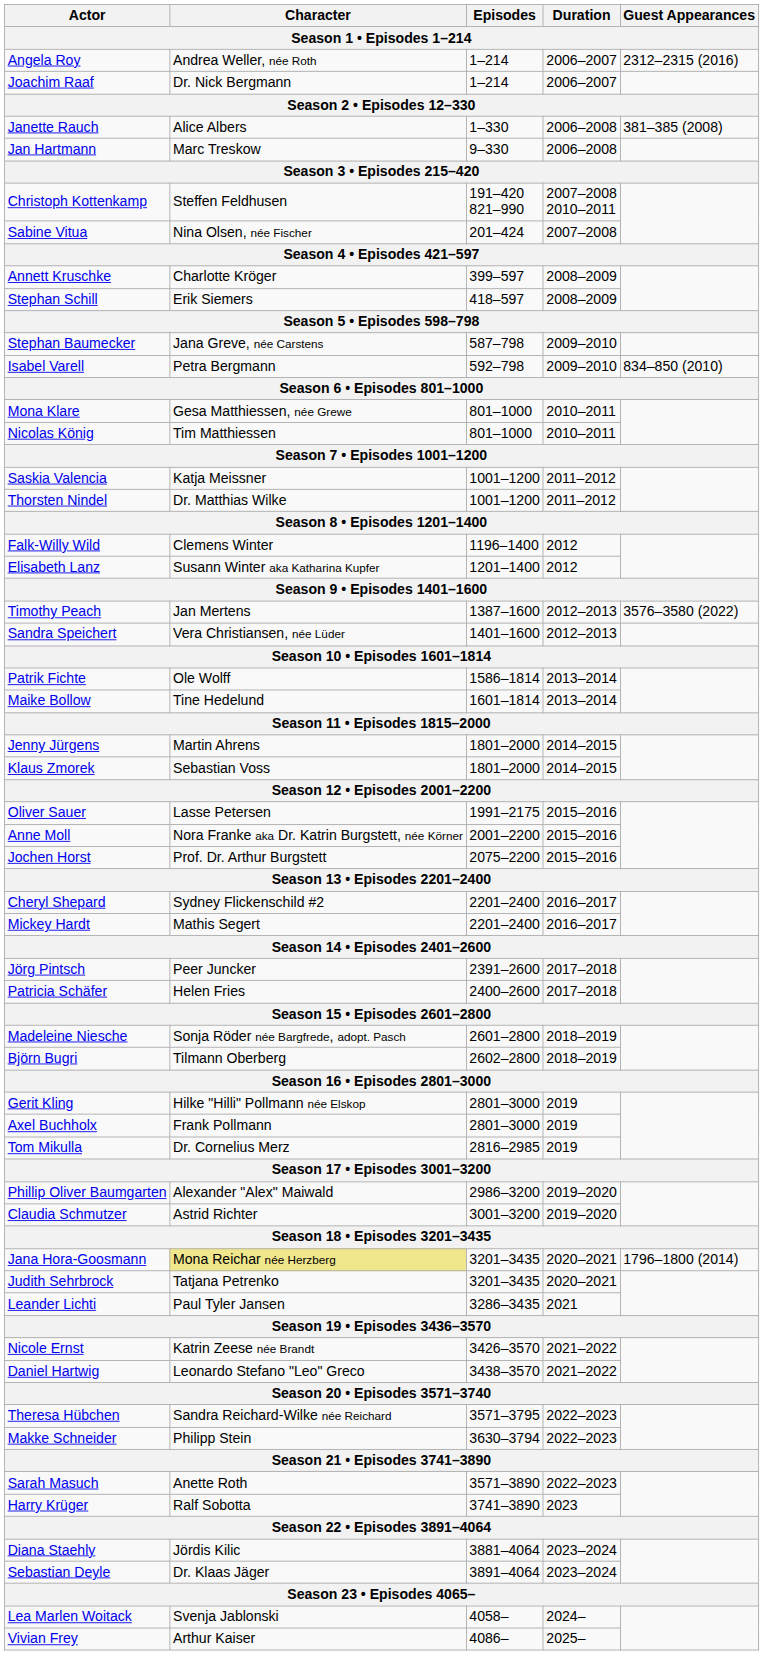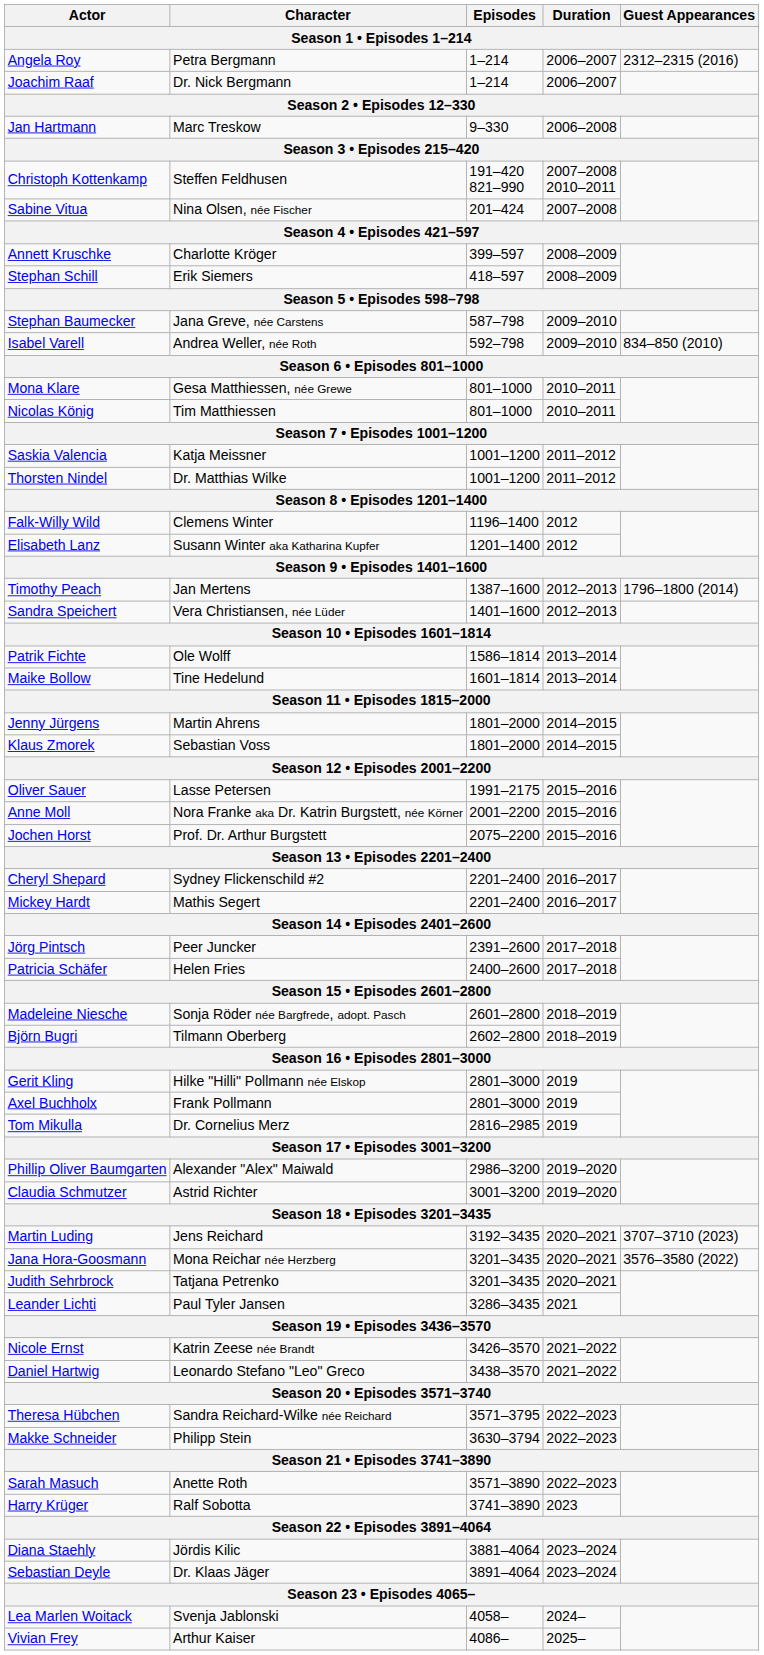(245, 60) Andrea Weller, née Roth -> (224, 60) Petra Bergmann
- row: (53, 127)
(224, 366) Petra Bergmann -> (245, 344) Andrea Weller, née Roth
(681, 612) 3576–3580 (2022) -> (681, 589) 1796–1800 (2014)
+ row: (50, 1237)
(254, 1259) khaki background -> (254, 1259) no background
(681, 1259) 1796–1800 (2014) -> (681, 1259) 3576–3580 (2022)
